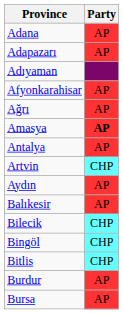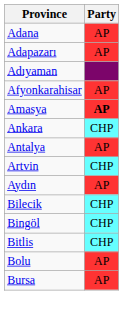- row: (18, 109)
+ row: (25, 128)
- row: (29, 204)
+ row: (19, 261)
- row: (24, 280)
